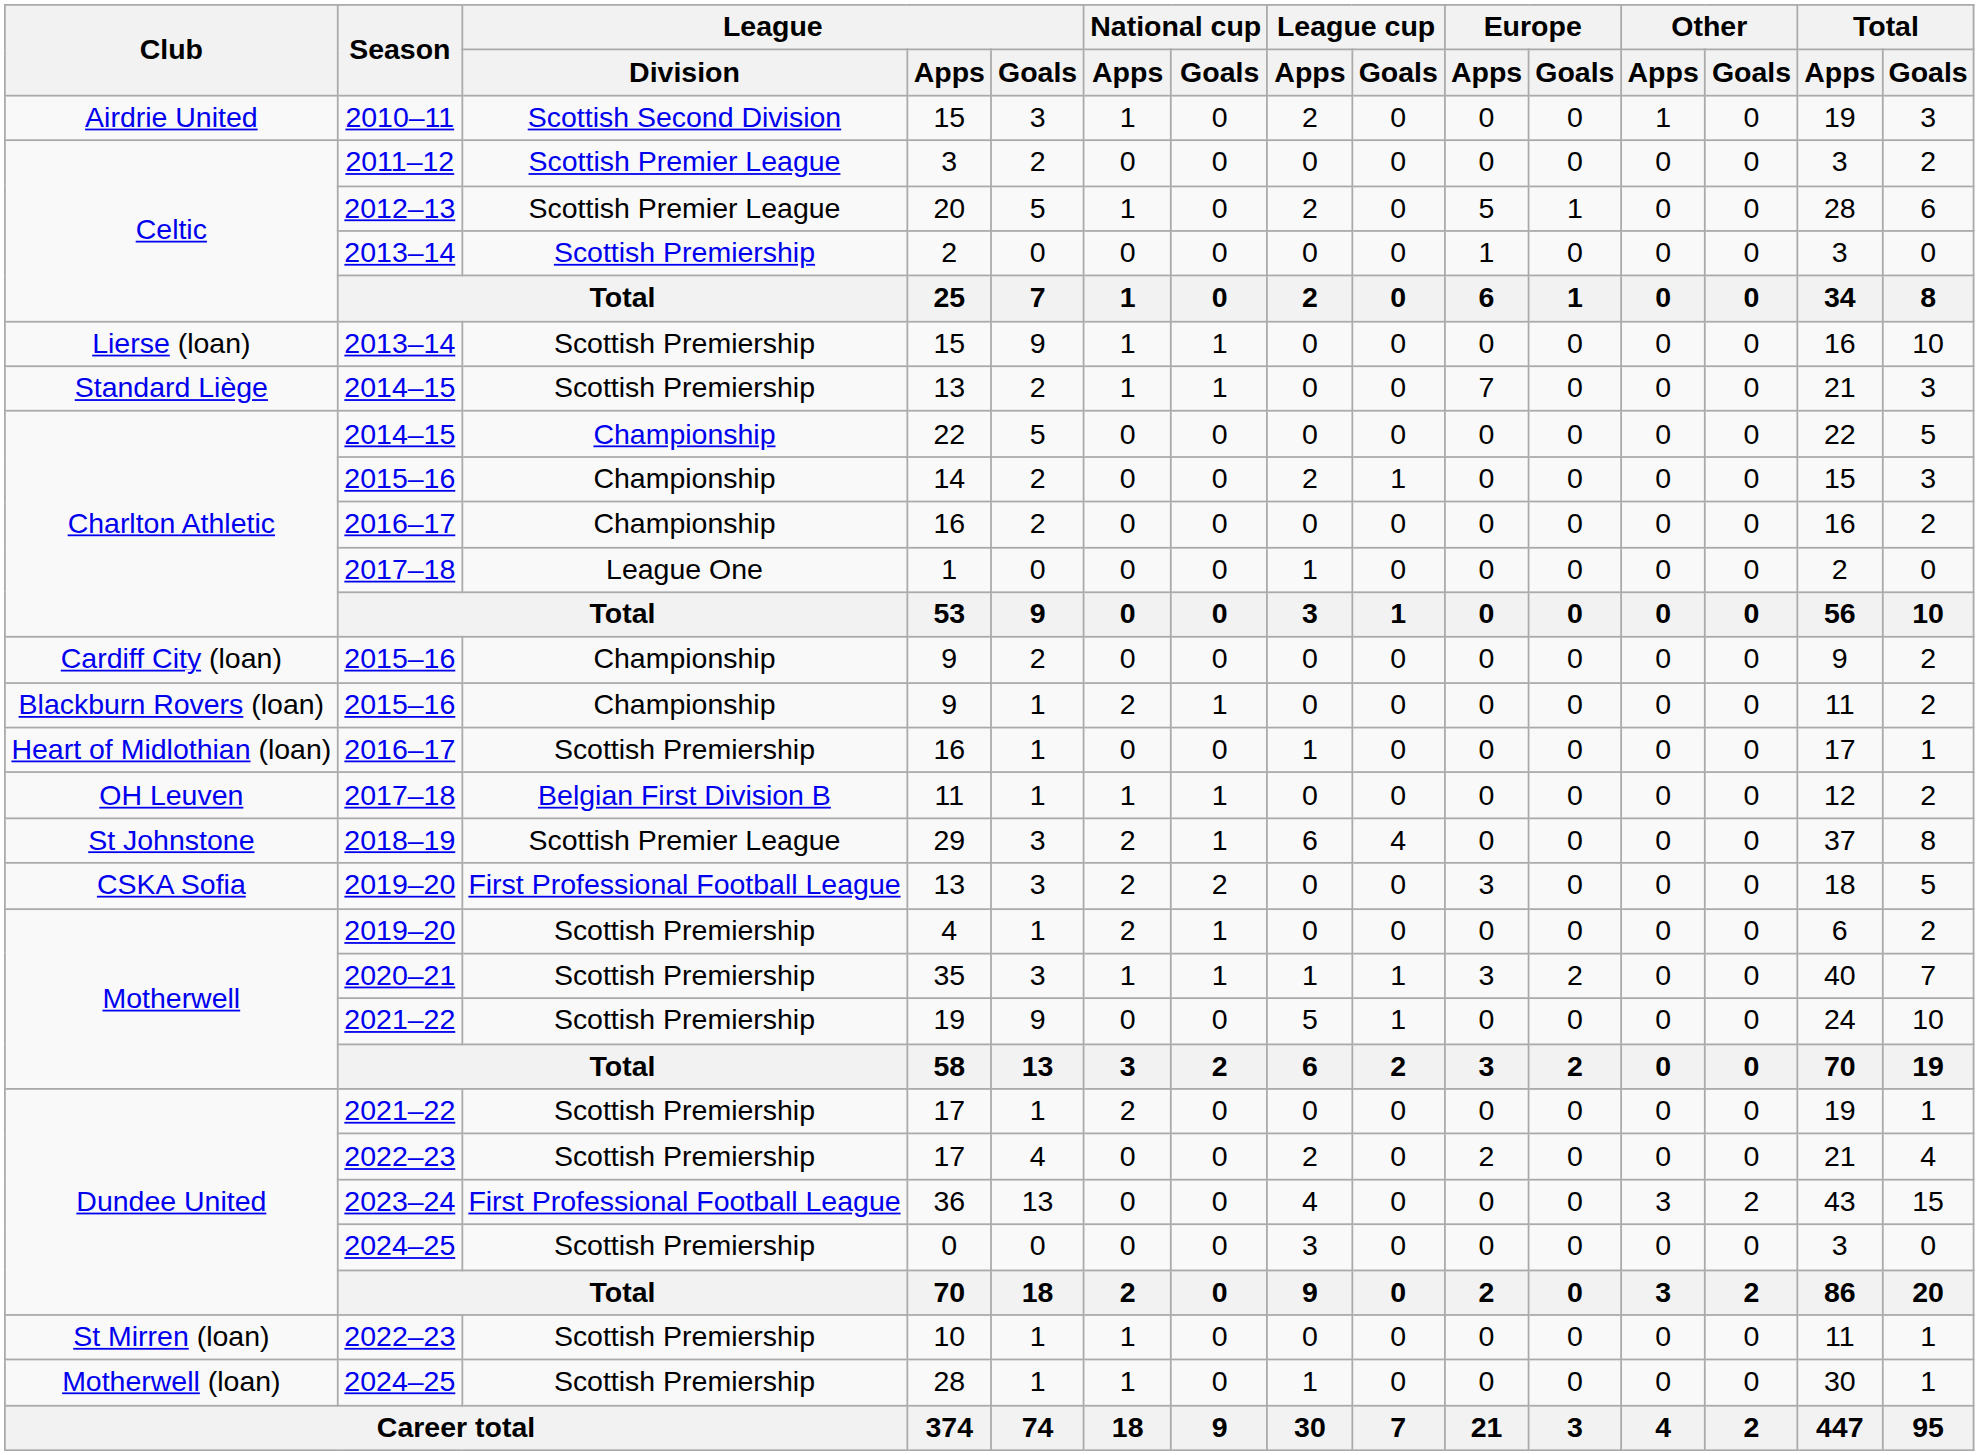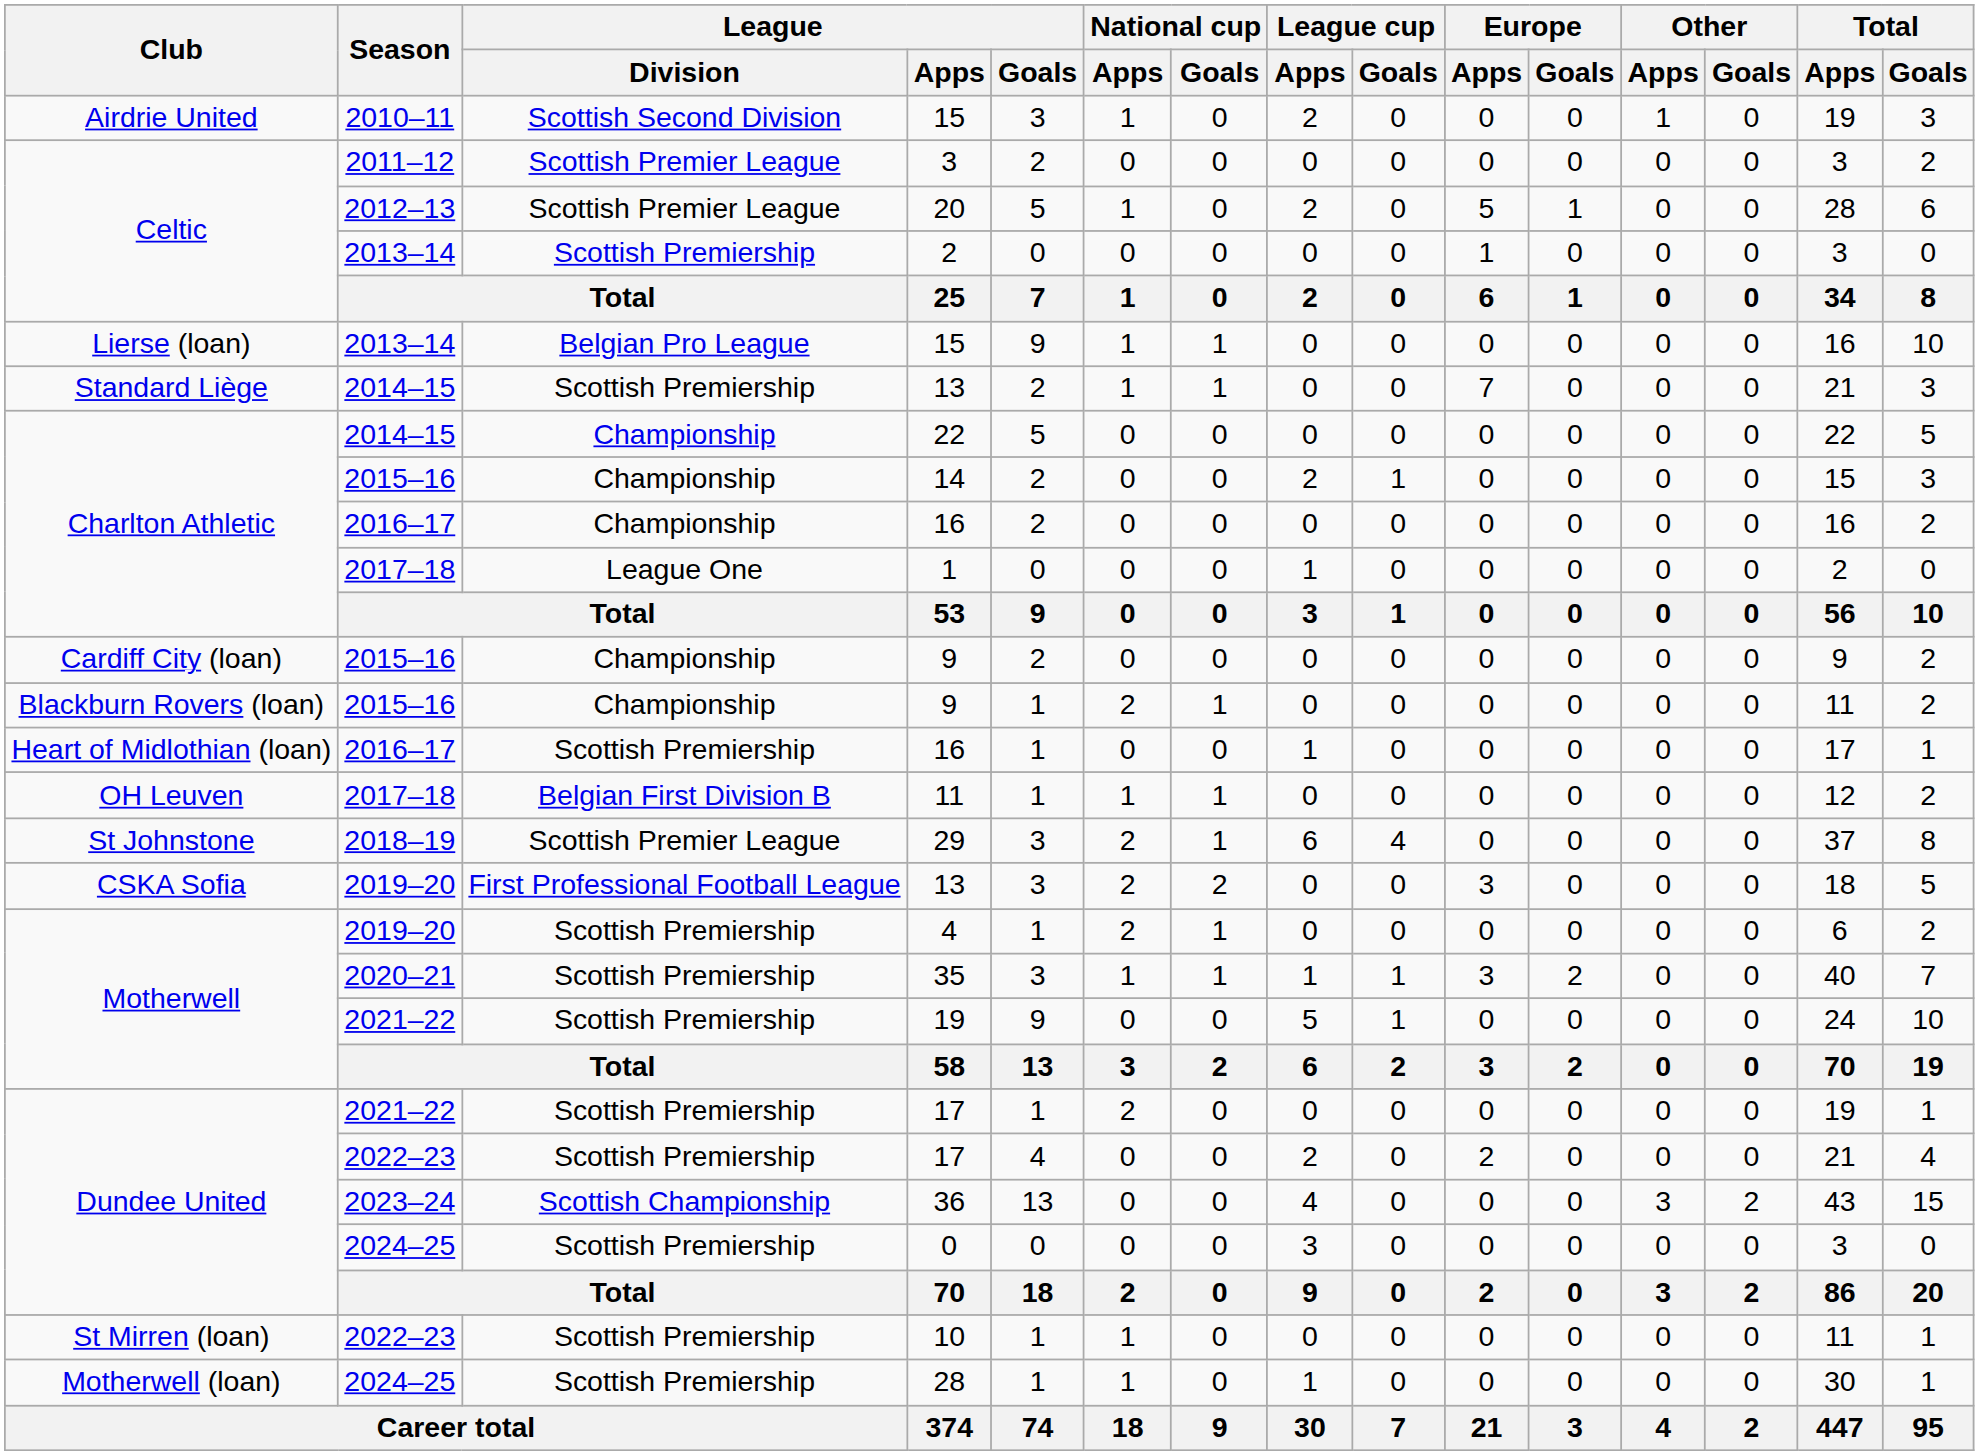(684, 343) Scottish Premiership -> (684, 343) Belgian Pro League
(684, 1201) First Professional Football League -> (684, 1201) Scottish Championship
